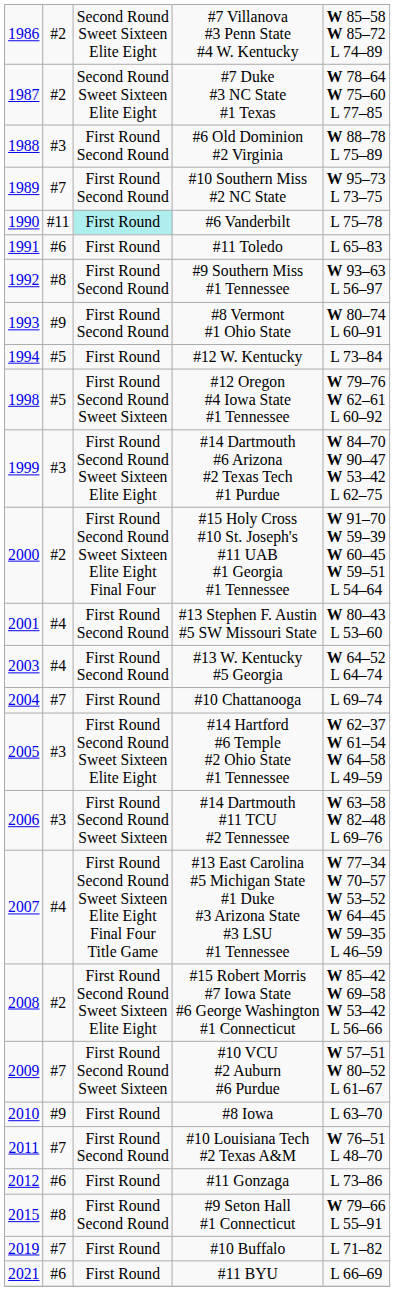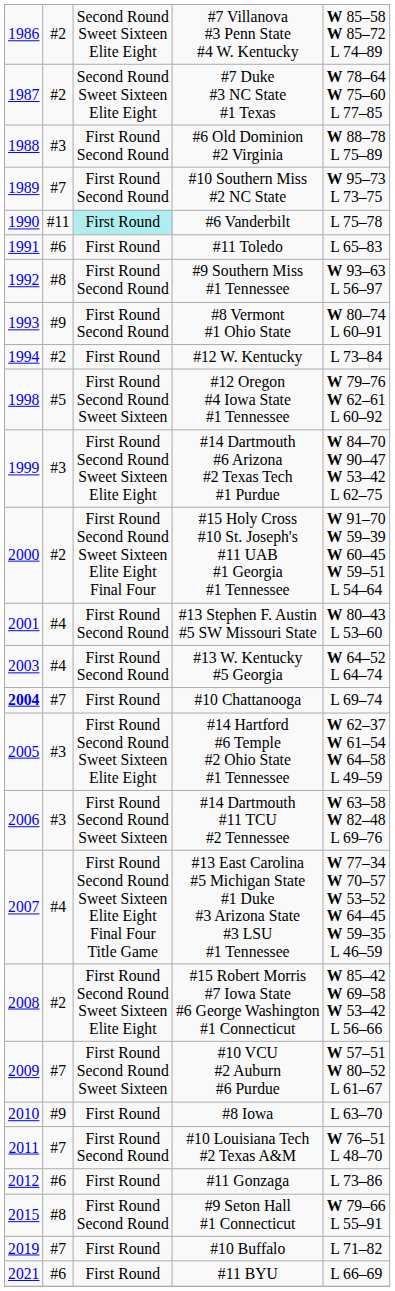(58, 356) #5 -> (58, 356) #2
(24, 700) normal -> (24, 700) bold
